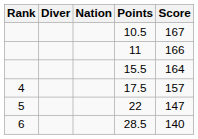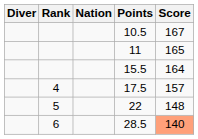columns swapped: (21, 13) <-> (56, 13)
(175, 50) 166 -> (175, 50) 165
(175, 106) 147 -> (175, 106) 148
(175, 124) no background -> (175, 124) lightsalmon background
